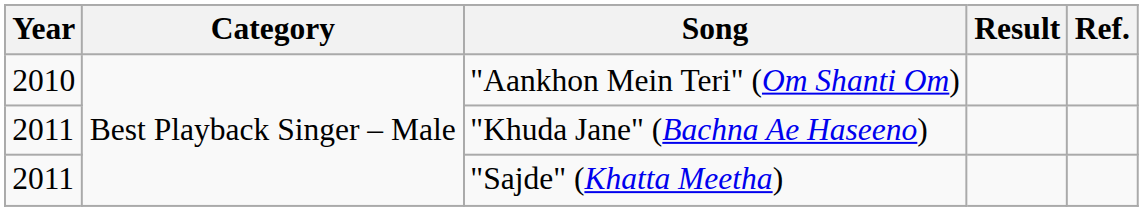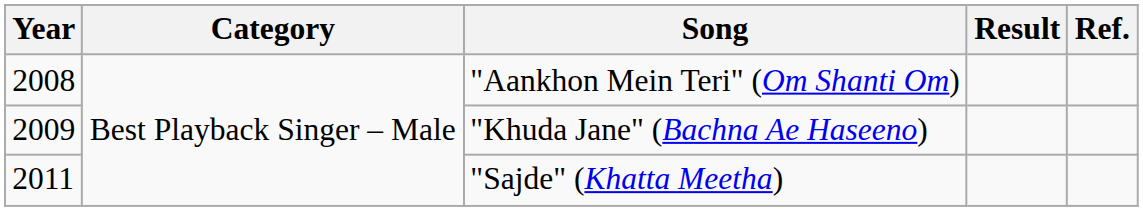(44, 79) 2010 -> (44, 79) 2008
(43, 129) 2011 -> (44, 129) 2009
